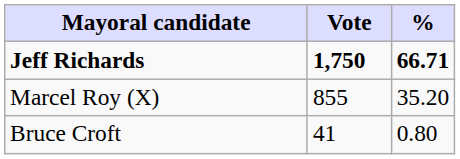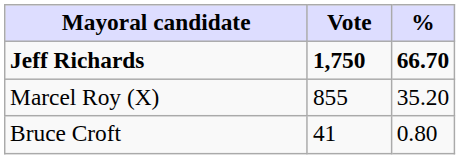(423, 60) 66.71 -> (423, 60) 66.70
